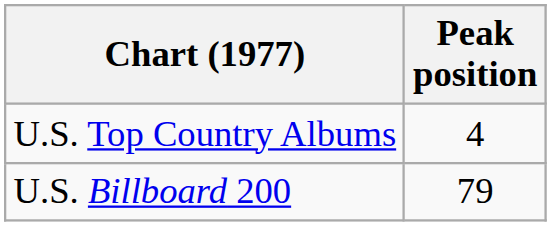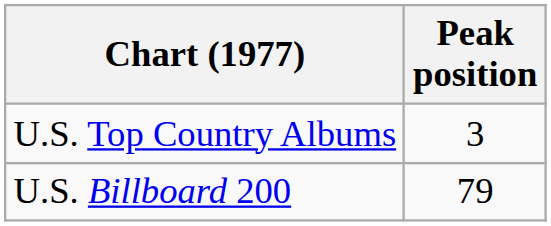(475, 132) 4 -> (475, 132) 3
